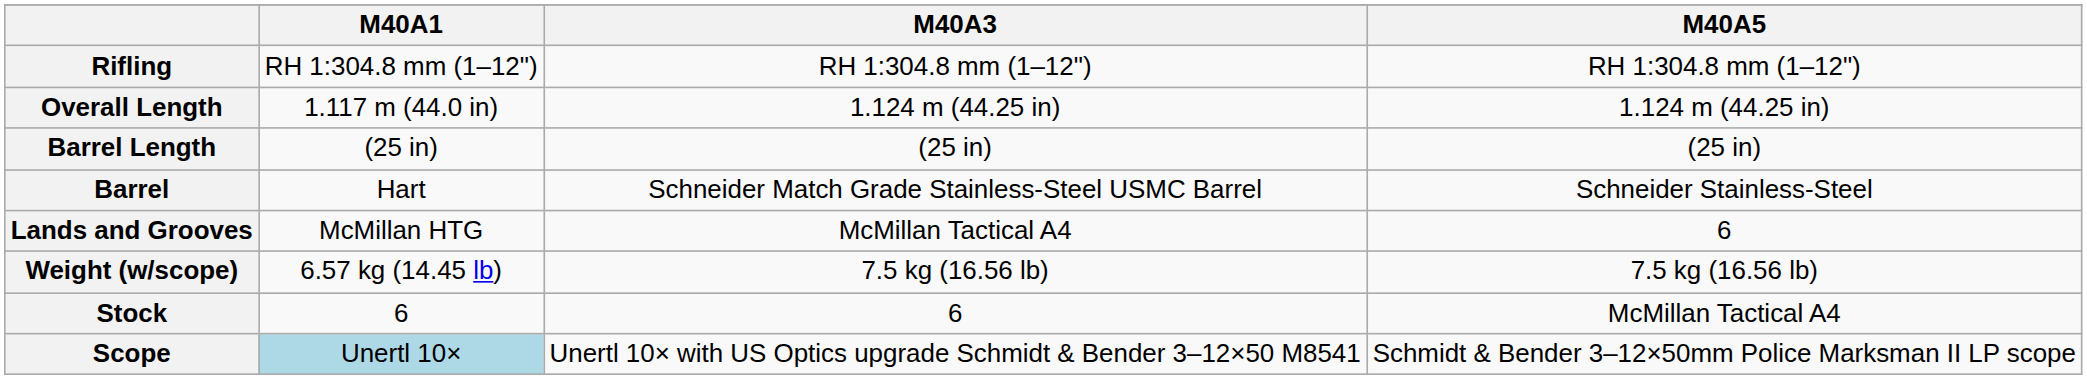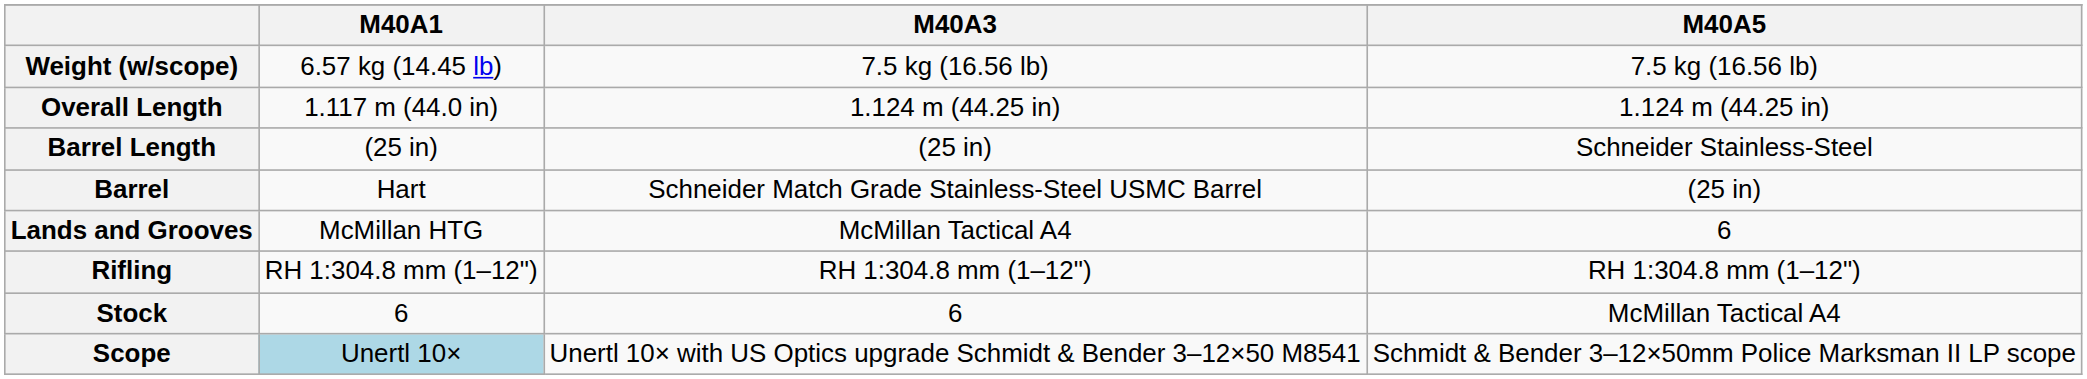rows swapped: (132, 271) <-> (132, 66)
(1724, 148) (25 in) -> (1724, 148) Schneider Stainless-Steel
(1724, 189) Schneider Stainless-Steel -> (1724, 189) (25 in)
